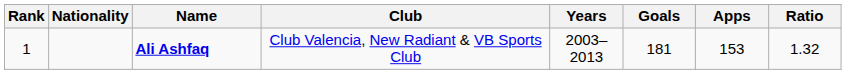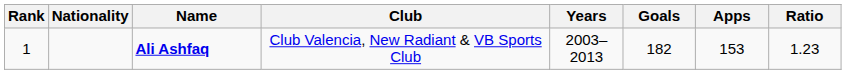(659, 48) 181 -> (659, 48) 182
(805, 48) 1.32 -> (805, 48) 1.23
